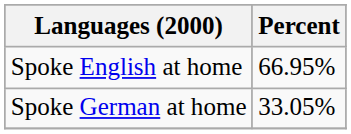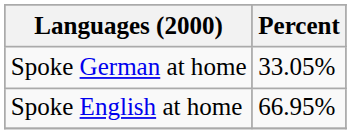rows swapped: (127, 66) <-> (129, 108)
